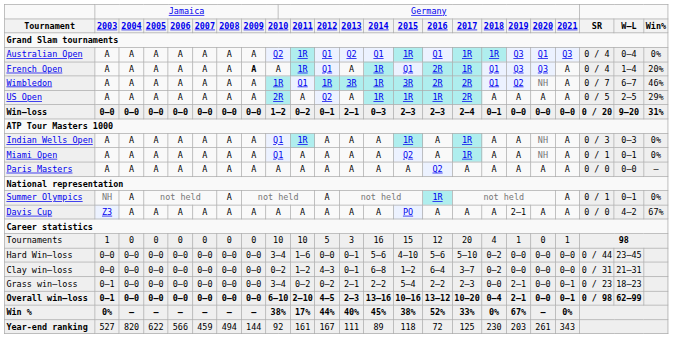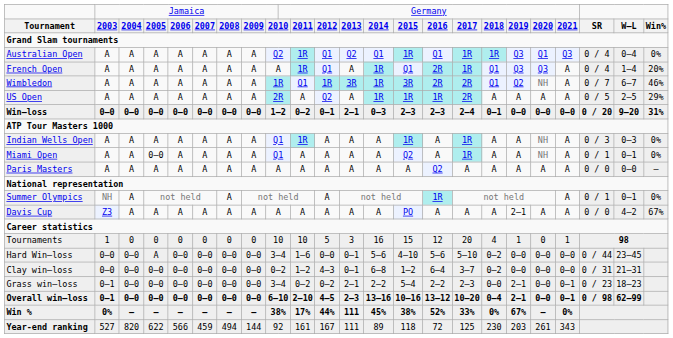(254, 68) bold -> (254, 68) normal
(156, 154) A -> (156, 154) 0–0
(156, 255) 0–0 -> (156, 255) A
(352, 312) 40% -> (352, 312) 111
